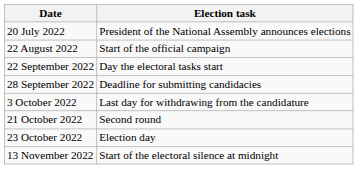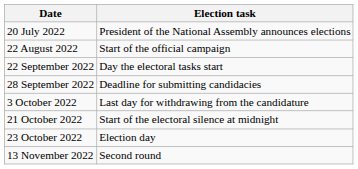(130, 119) Second round -> (189, 119) Start of the electoral silence at midnight
(189, 155) Start of the electoral silence at midnight -> (130, 155) Second round
